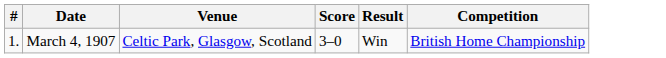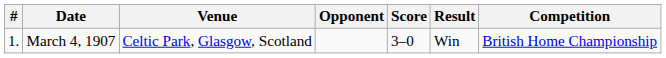+ column: (351, 16)
